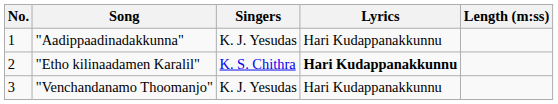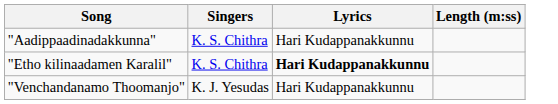- column: (18, 16)
(258, 40) K. J. Yesudas -> (230, 40) K. S. Chithra
